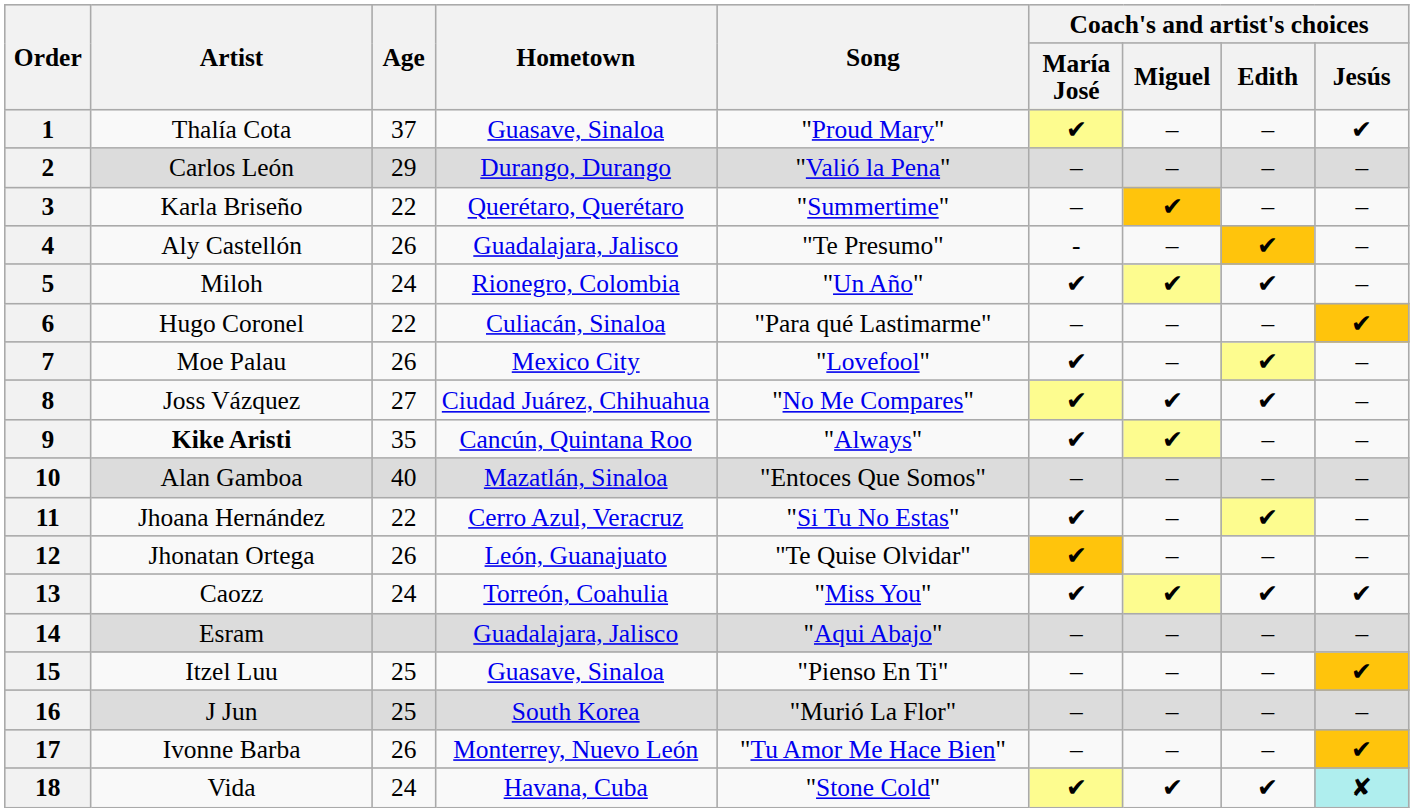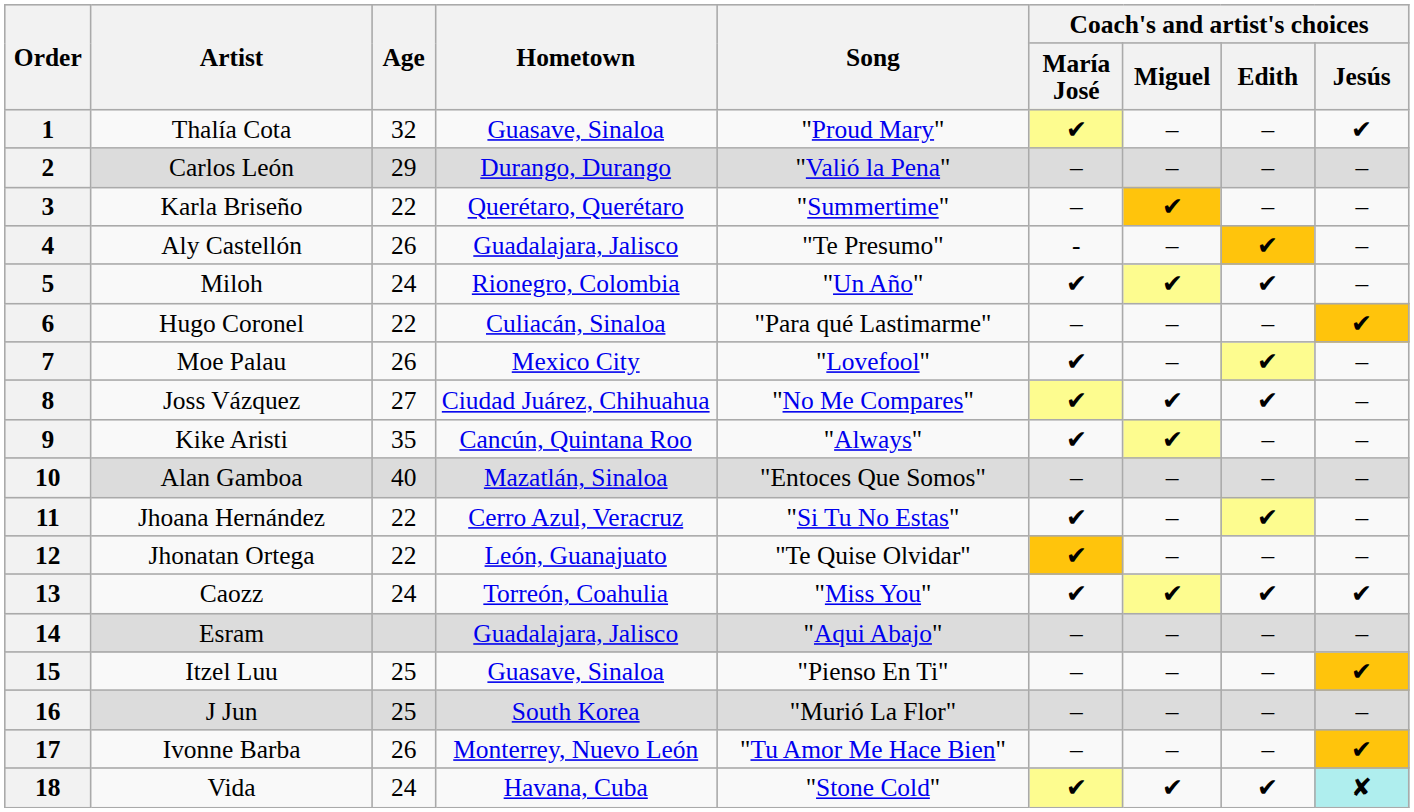(404, 129) 37 -> (404, 129) 32
(232, 439) bold -> (232, 439) normal
(404, 555) 26 -> (404, 555) 22
